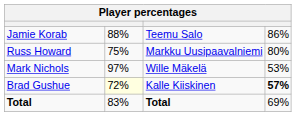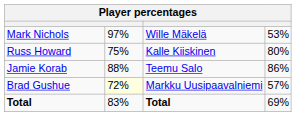rows swapped: (37, 34) <-> (38, 68)
(204, 51) Markku Uusipaavalniemi -> (181, 51) Kalle Kiiskinen
(181, 85) Kalle Kiiskinen -> (204, 85) Markku Uusipaavalniemi
(278, 85) bold -> (278, 85) normal
